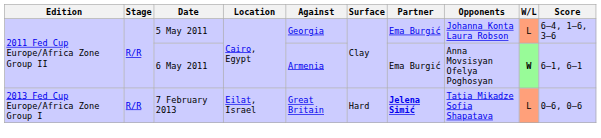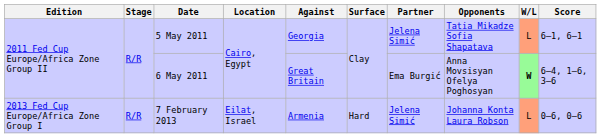(415, 31) Ema Burgić -> (405, 36) Jelena Simić
(480, 31) Johanna Konta Laura Robson -> (480, 36) Tatia Mikadze Sofia Shapatava
(564, 31) 6–4, 1–6, 3–6 -> (561, 36) 6–1, 6–1
(306, 65) Armenia -> (306, 75) Great Britain
(561, 65) 6–1, 6–1 -> (564, 75) 6–4, 1–6, 3–6
(306, 105) Great Britain -> (306, 115) Armenia
(405, 105) bold -> (405, 115) normal
(480, 105) Tatia Mikadze Sofia Shapatava -> (480, 115) Johanna Konta Laura Robson
